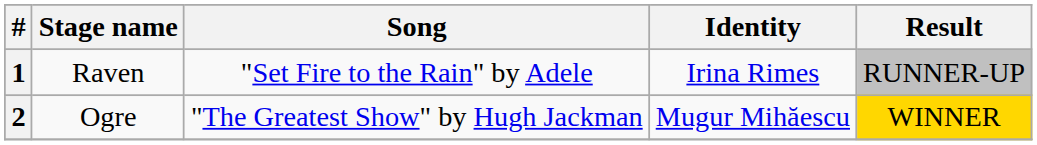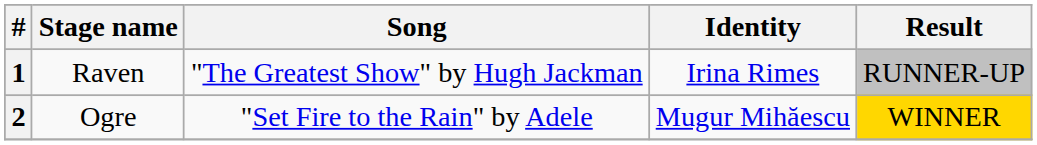(417, 71) "Set Fire to the Rain" by Adele -> (417, 71) "The Greatest Show" by Hugh Jackman
(417, 116) "The Greatest Show" by Hugh Jackman -> (417, 116) "Set Fire to the Rain" by Adele
